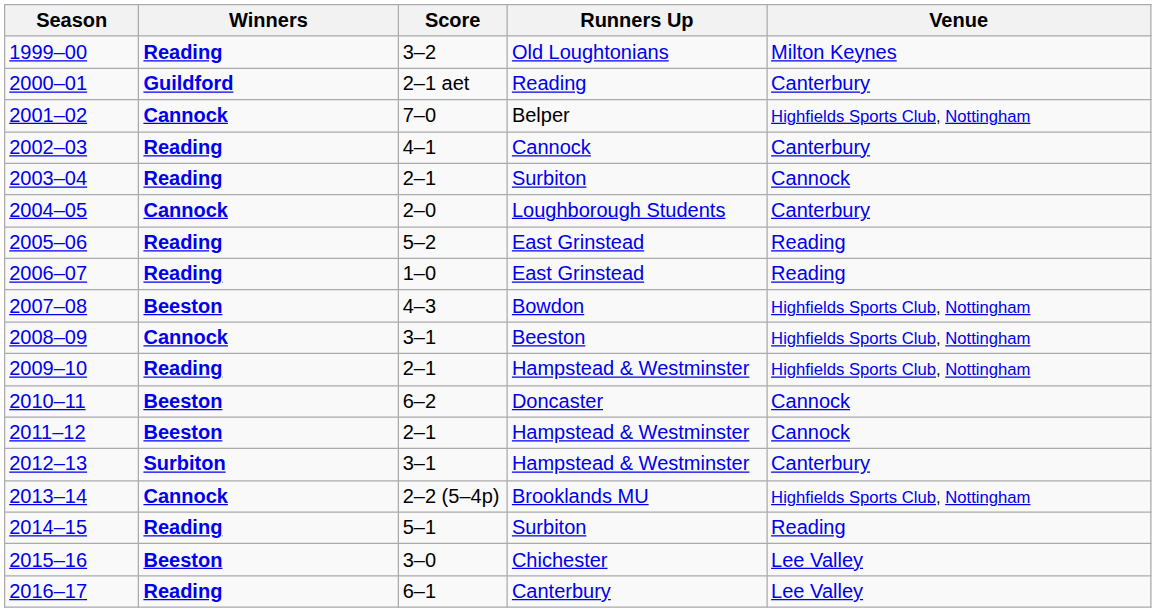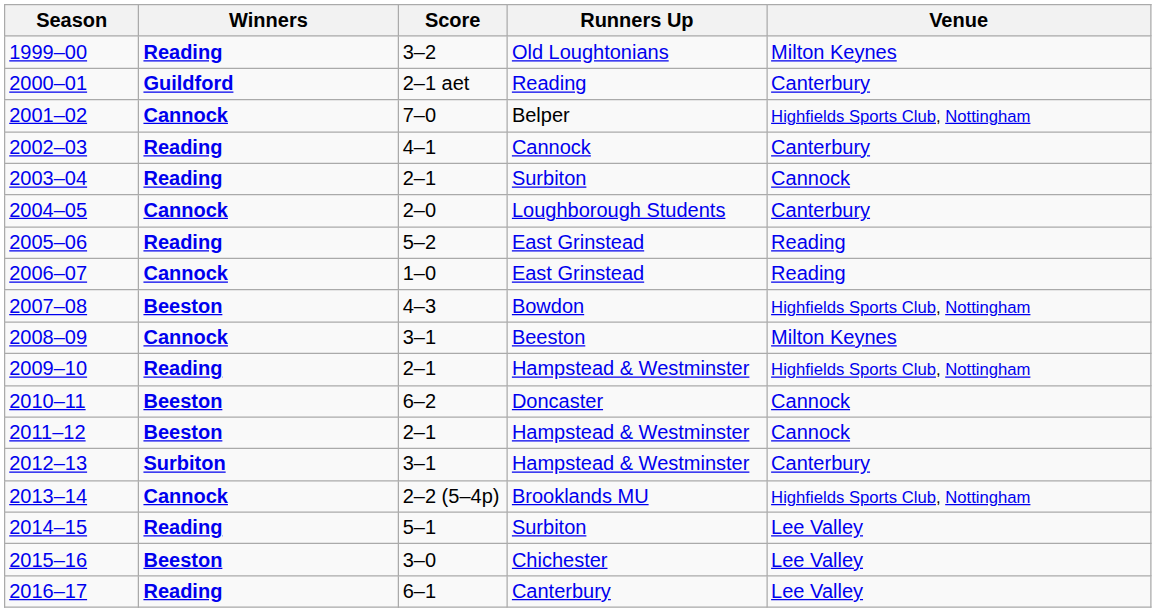(183, 274) Reading -> (186, 274) Cannock
(901, 338) Highfields Sports Club, Nottingham -> (834, 337) Milton Keynes
(808, 527) Reading -> (817, 527) Lee Valley
